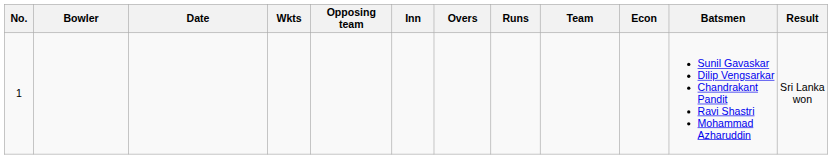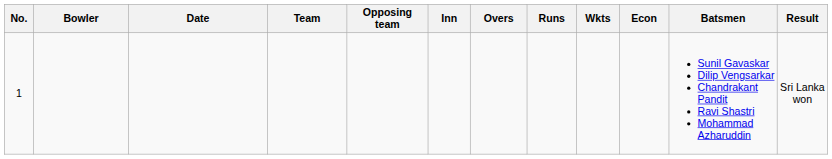columns swapped: (580, 18) <-> (289, 18)
